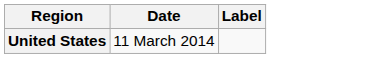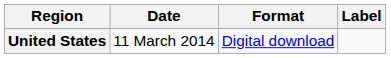+ column: (278, 16)
